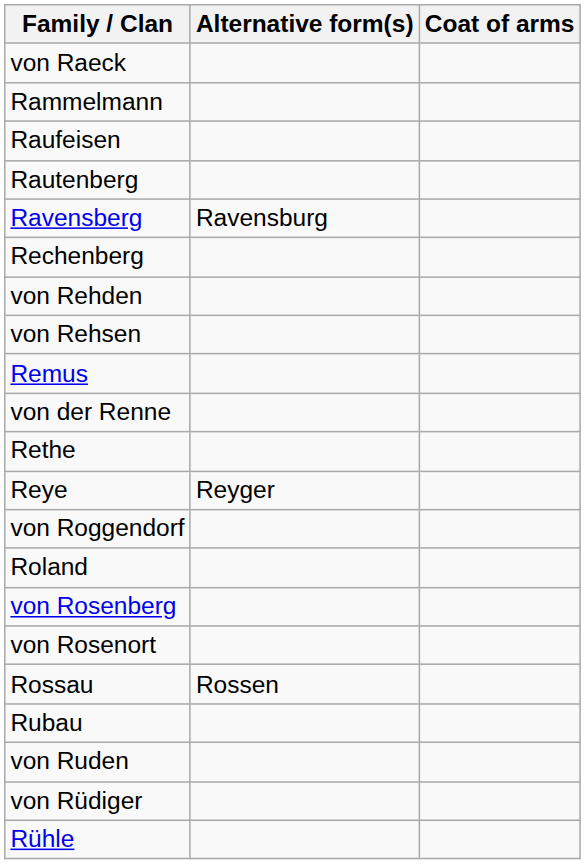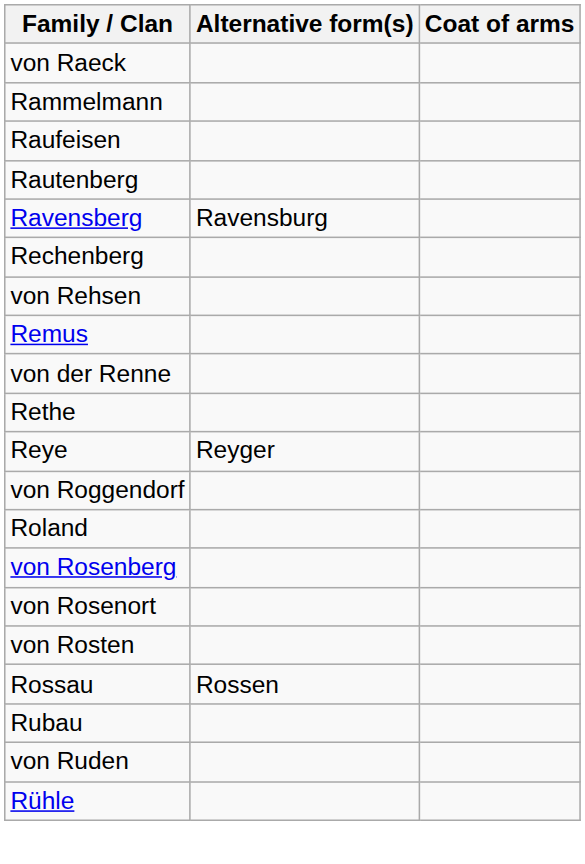- row: (76, 295)
+ row: (72, 645)
- row: (76, 800)
